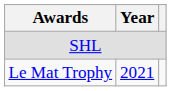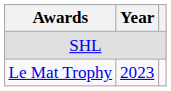(137, 72) 2021 -> (137, 72) 2023
